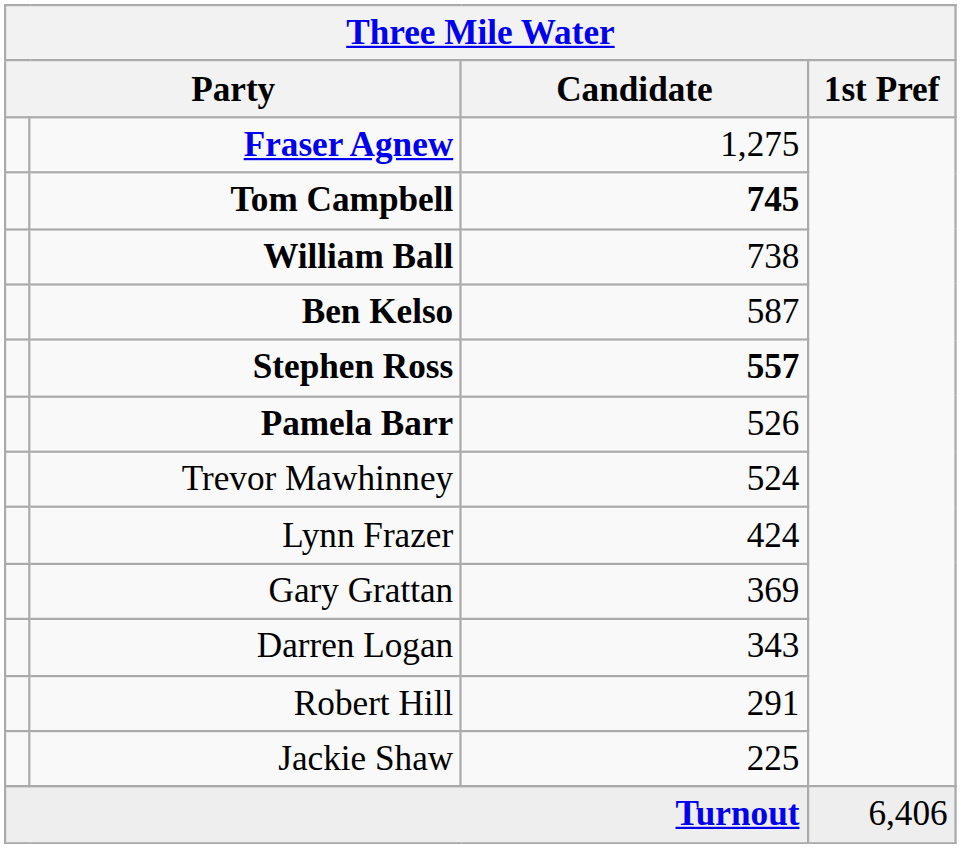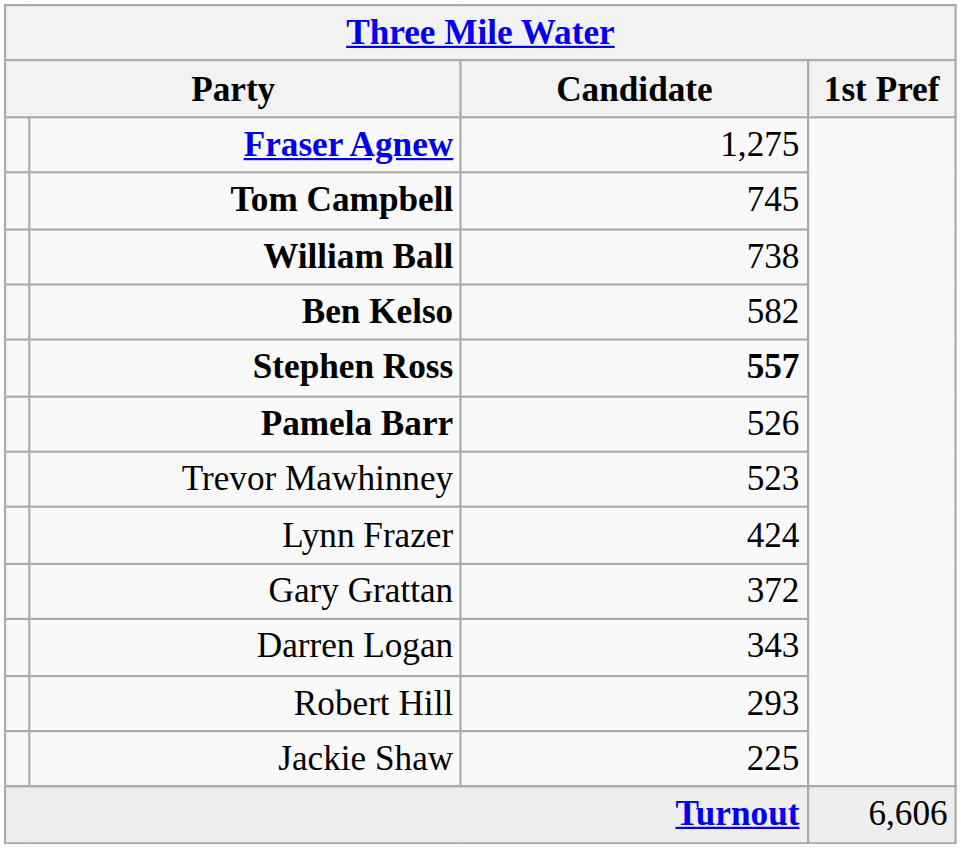(773, 199) bold -> (773, 199) normal
(773, 311) 587 -> (773, 311) 582
(773, 479) 524 -> (773, 479) 523
(773, 590) 369 -> (773, 590) 372
(773, 702) 291 -> (773, 702) 293
(908, 813) 6,406 -> (908, 813) 6,606
